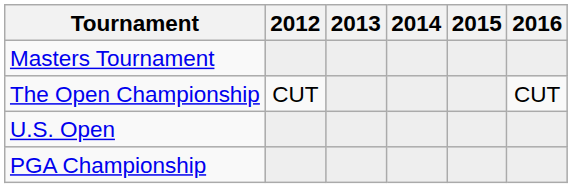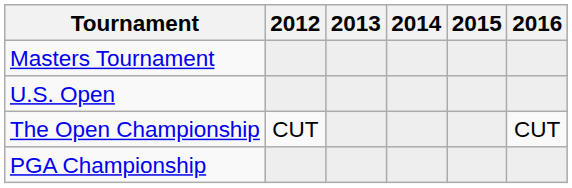rows swapped: (62, 130) <-> (135, 94)
